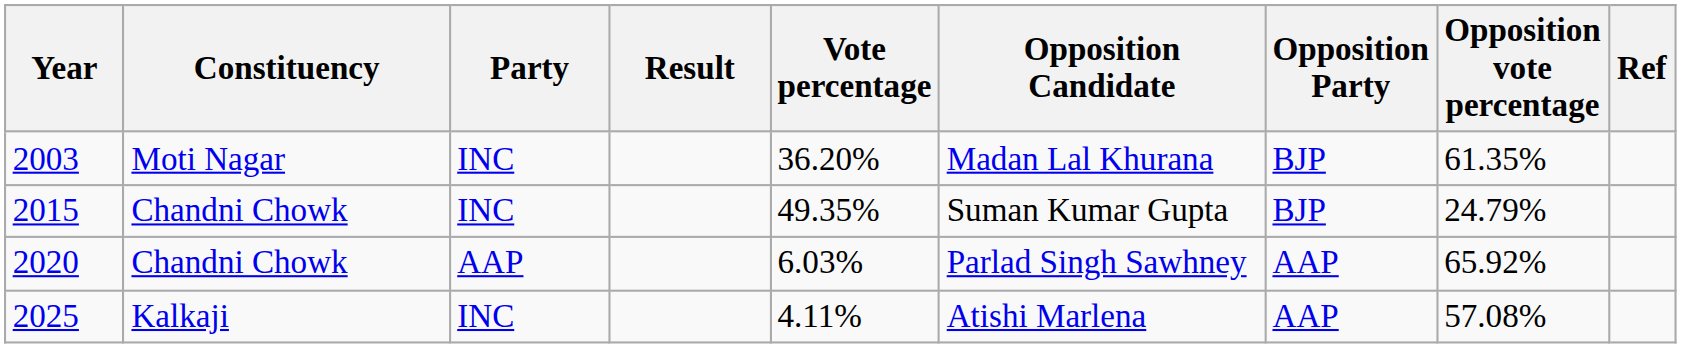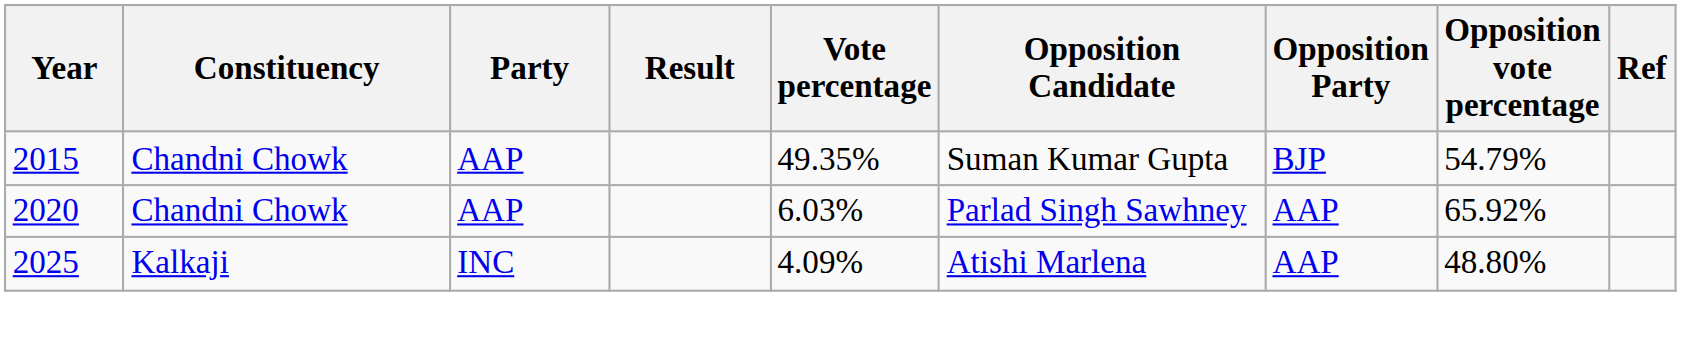- row: (46, 157)
(486, 210) INC -> (490, 157) AAP
(1495, 210) 24.79% -> (1495, 157) 54.79%
(820, 315) 4.11% -> (820, 262) 4.09%
(1495, 315) 57.08% -> (1495, 262) 48.80%
